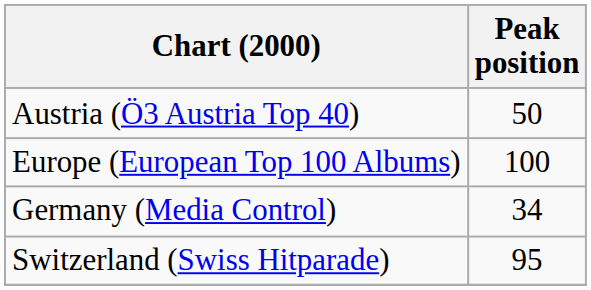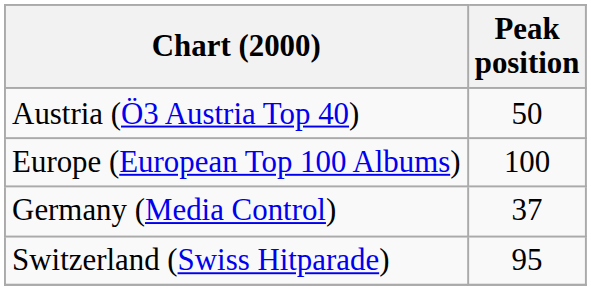(527, 210) 34 -> (527, 210) 37
